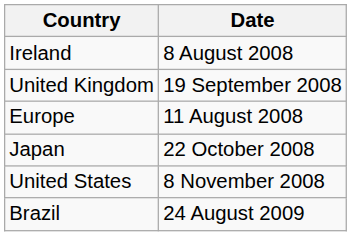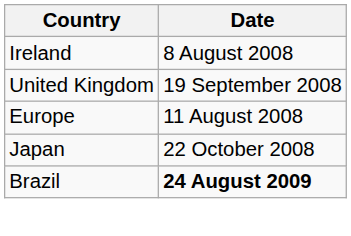- row: (70, 181)
(234, 213) normal -> (237, 181) bold
